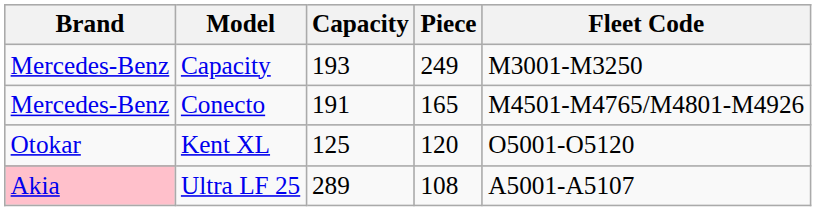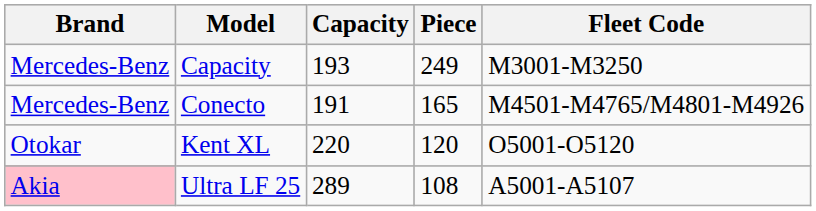(331, 144) 125 -> (331, 144) 220
